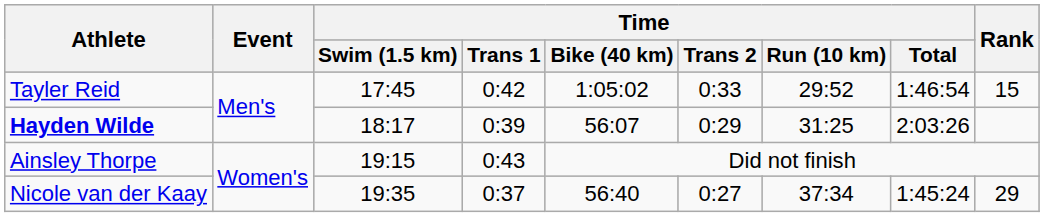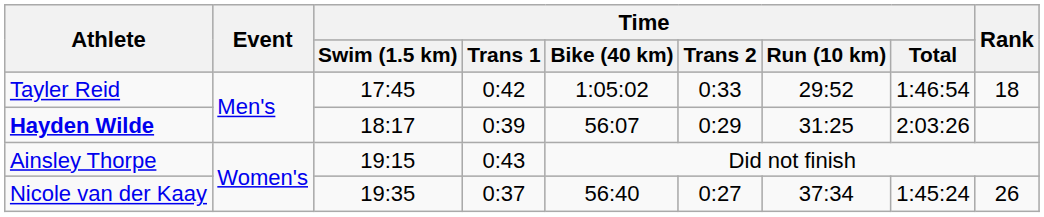(1007, 90) 15 -> (1007, 90) 18
(1007, 195) 29 -> (1007, 195) 26
